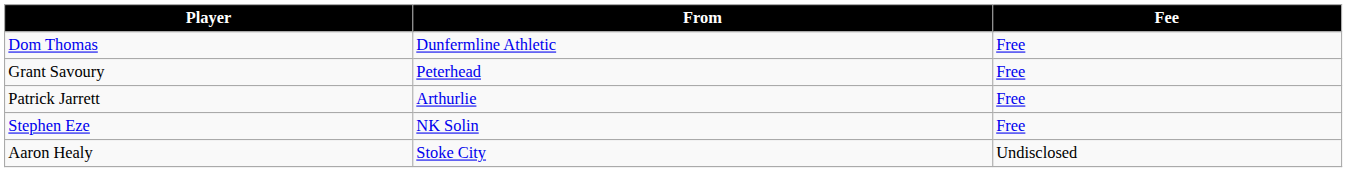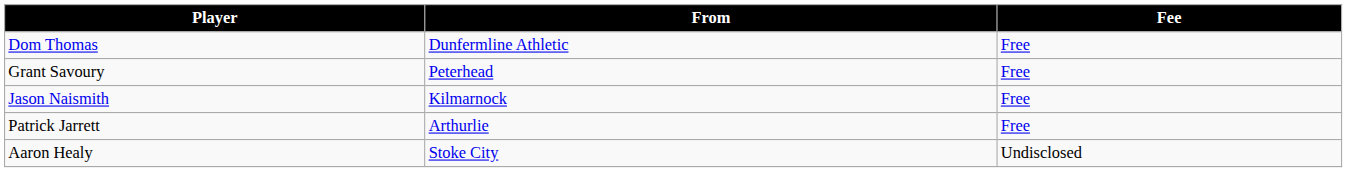+ row: (59, 99)
- row: (49, 126)
